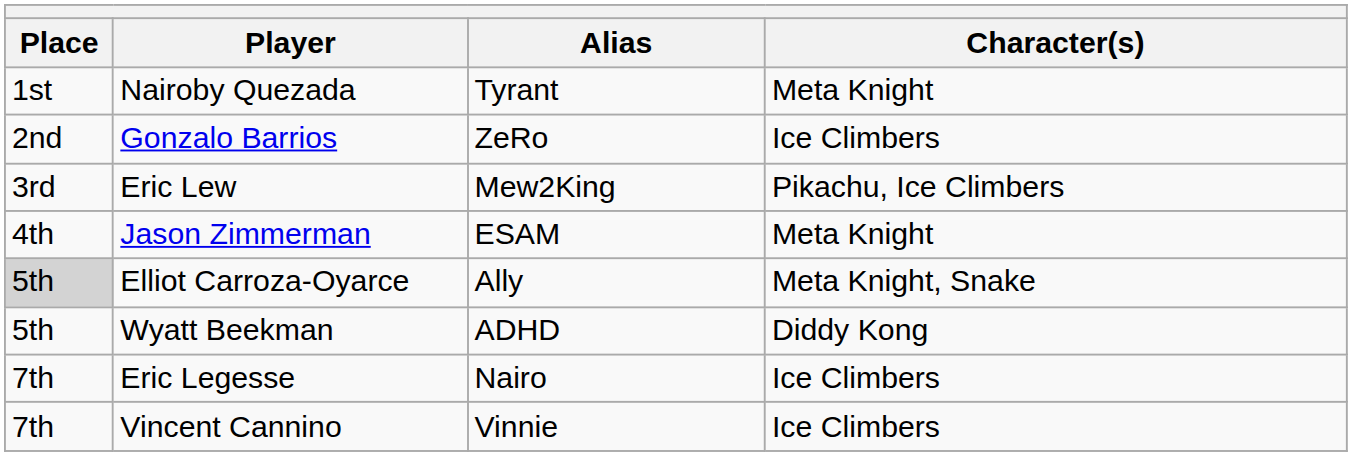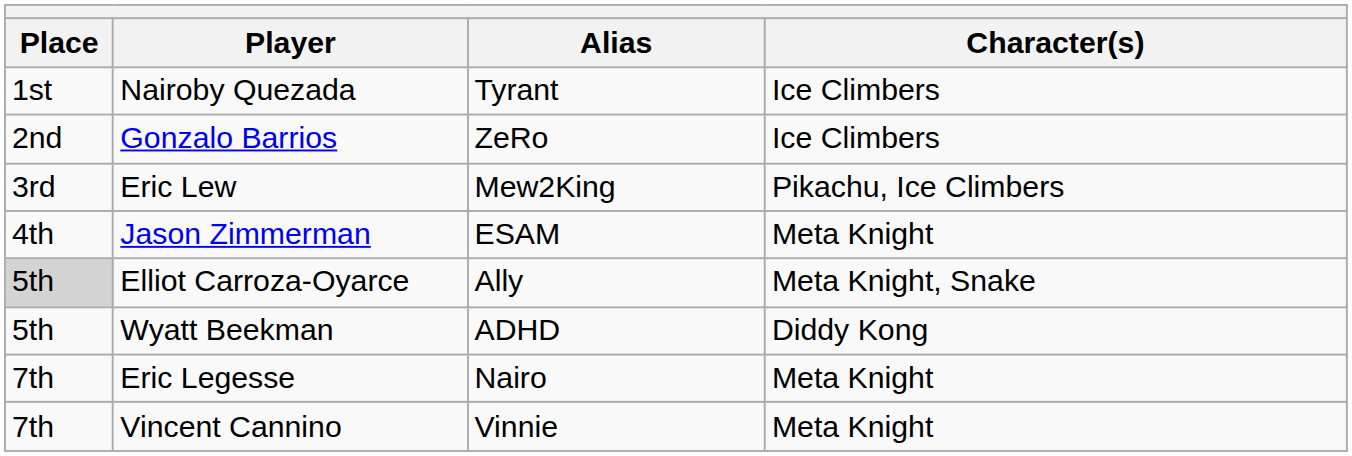(853, 90) Meta Knight -> (856, 90) Ice Climbers
(856, 378) Ice Climbers -> (853, 378) Meta Knight
(856, 426) Ice Climbers -> (853, 426) Meta Knight
